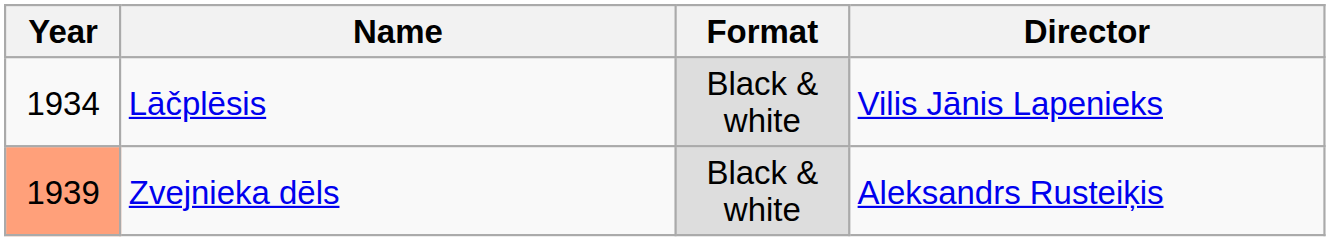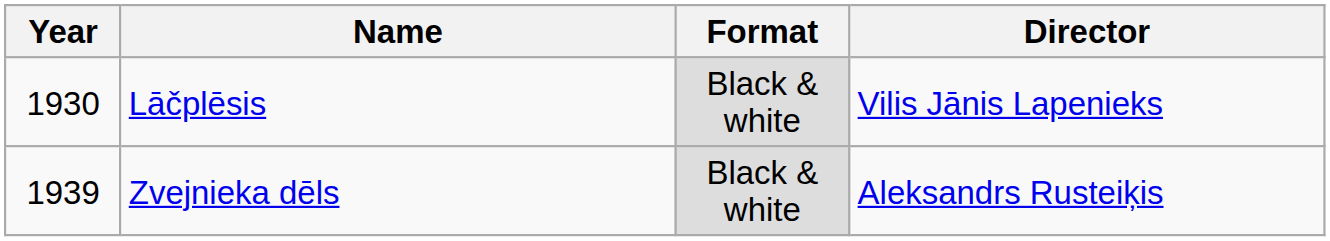(63, 102) 1934 -> (63, 102) 1930
(63, 191) lightsalmon background -> (63, 191) no background
